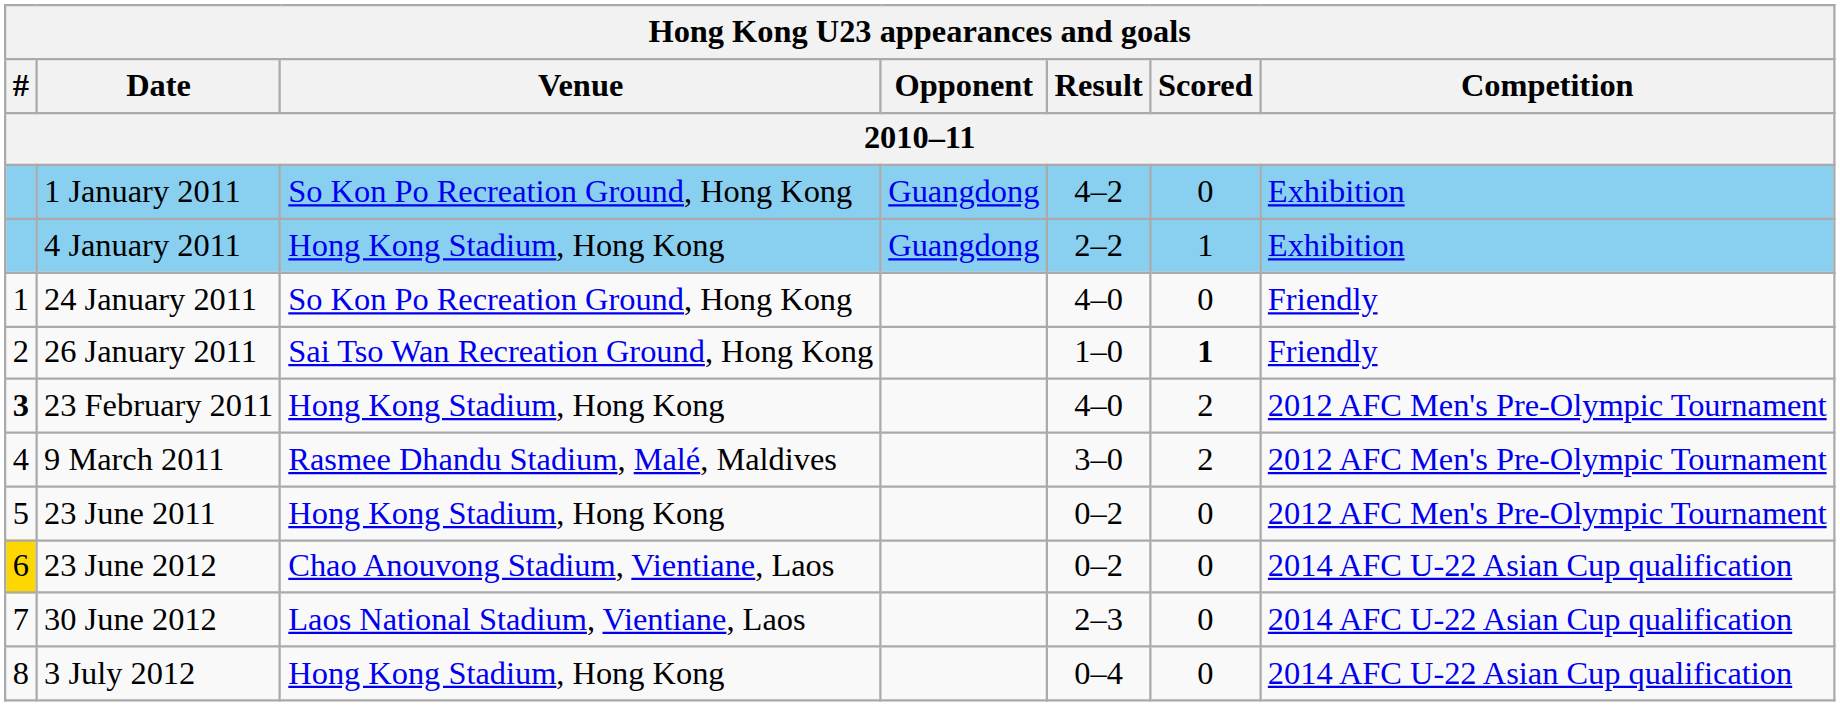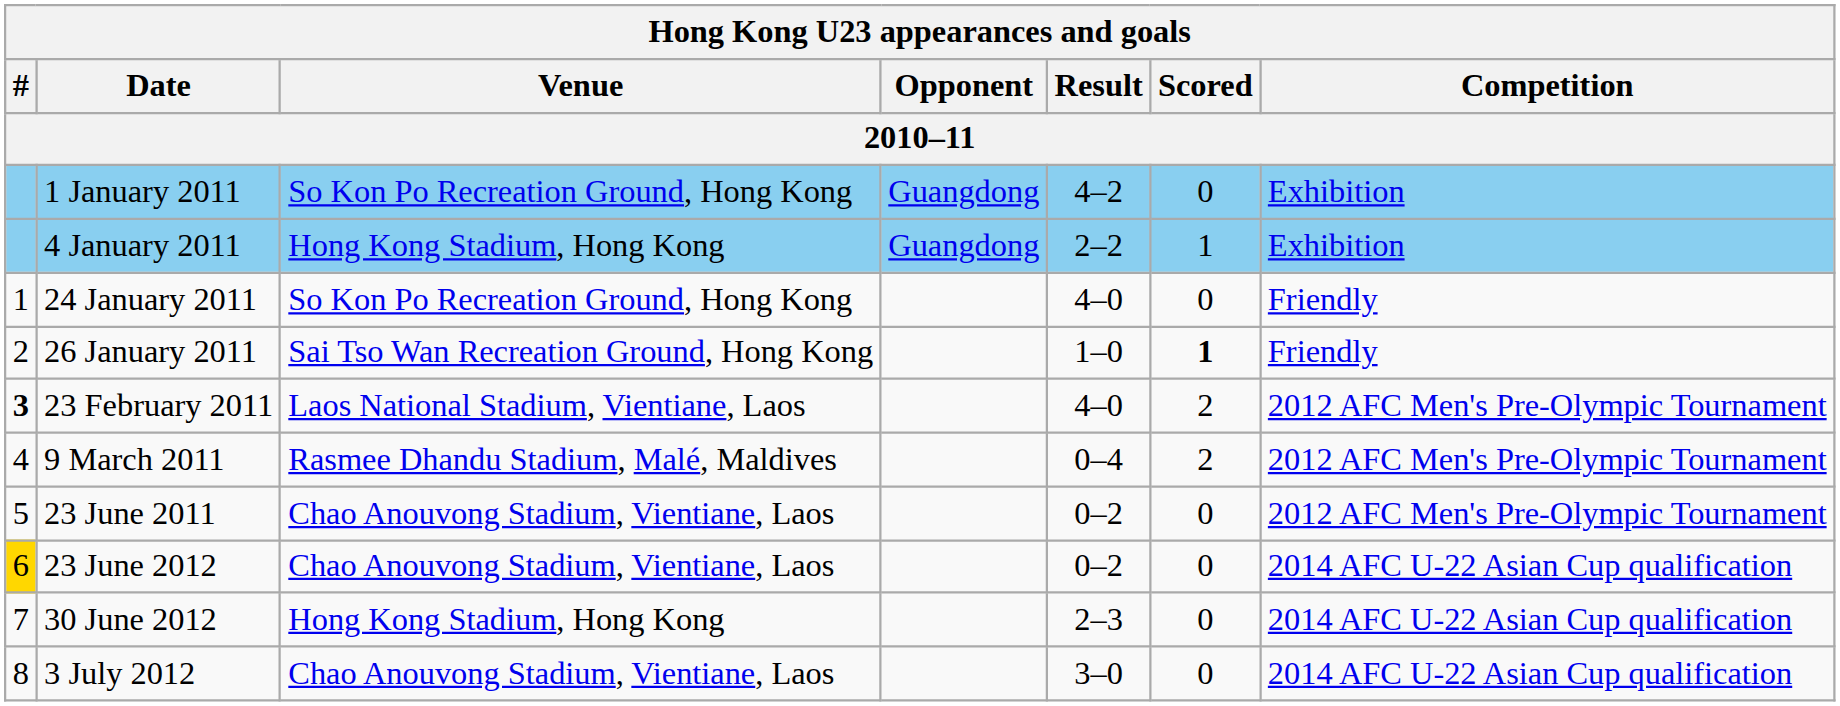(506, 405) Hong Kong Stadium, Hong Kong -> (547, 405) Laos National Stadium, Vientiane, Laos
(1099, 459) 3–0 -> (1099, 459) 0–4
(506, 512) Hong Kong Stadium, Hong Kong -> (561, 512) Chao Anouvong Stadium, Vientiane, Laos
(547, 619) Laos National Stadium, Vientiane, Laos -> (506, 619) Hong Kong Stadium, Hong Kong
(506, 672) Hong Kong Stadium, Hong Kong -> (561, 672) Chao Anouvong Stadium, Vientiane, Laos
(1099, 672) 0–4 -> (1099, 672) 3–0
